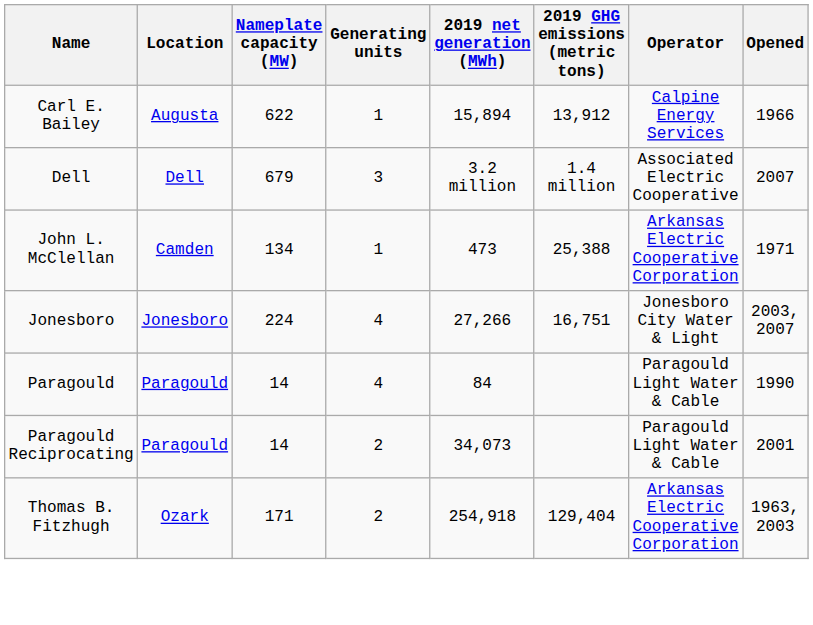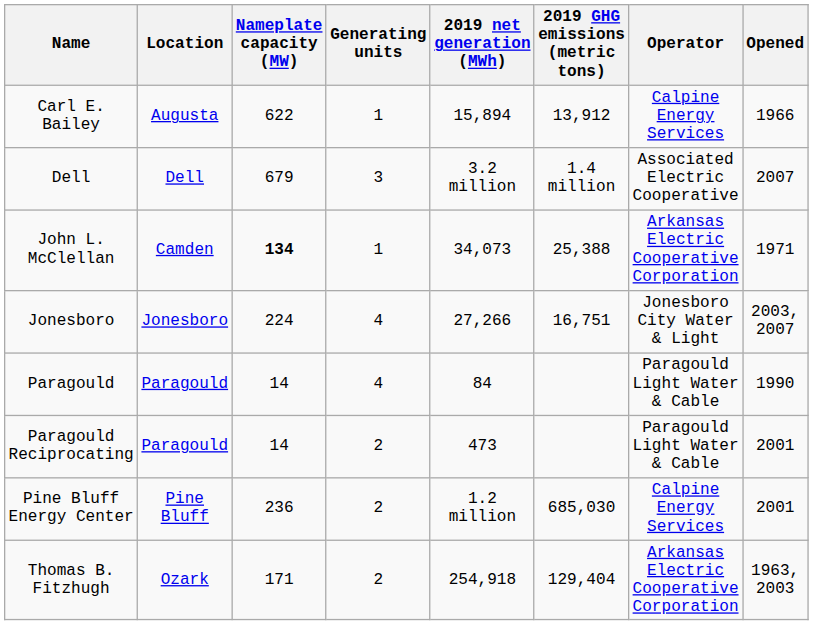(279, 250) normal -> (279, 250) bold
(482, 250) 473 -> (482, 250) 34,073
(482, 446) 34,073 -> (482, 446) 473
+ row: (71, 509)
